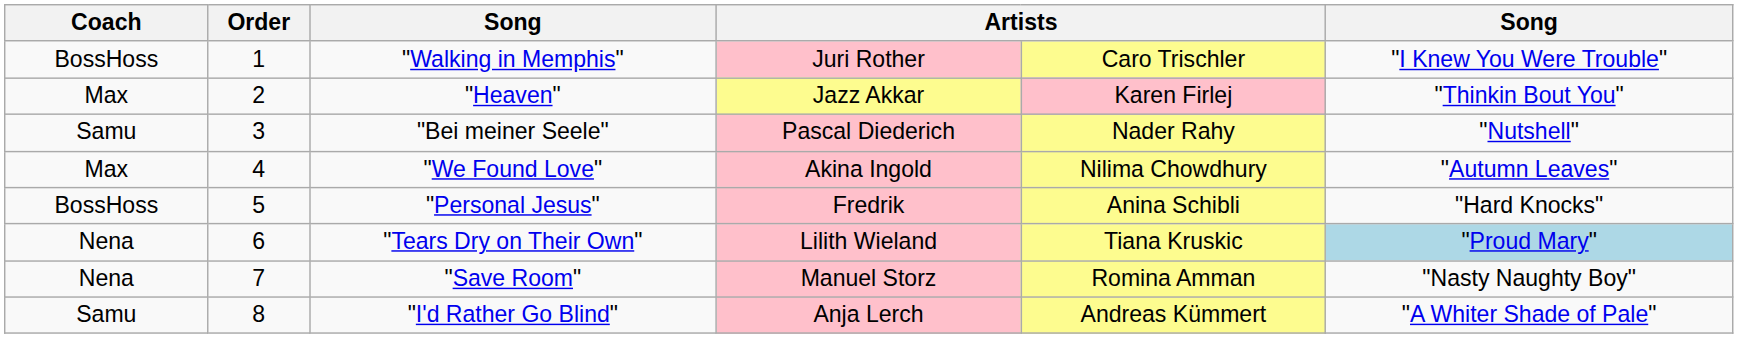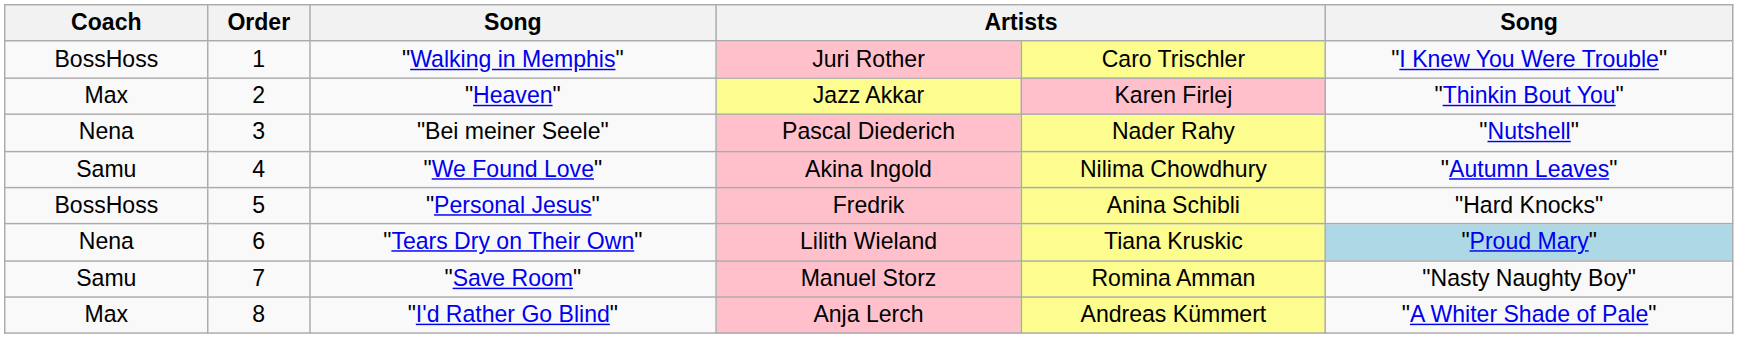(106, 132) Samu -> (106, 132) Nena
(106, 168) Max -> (106, 168) Samu
(106, 278) Nena -> (106, 278) Samu
(106, 315) Samu -> (106, 315) Max
